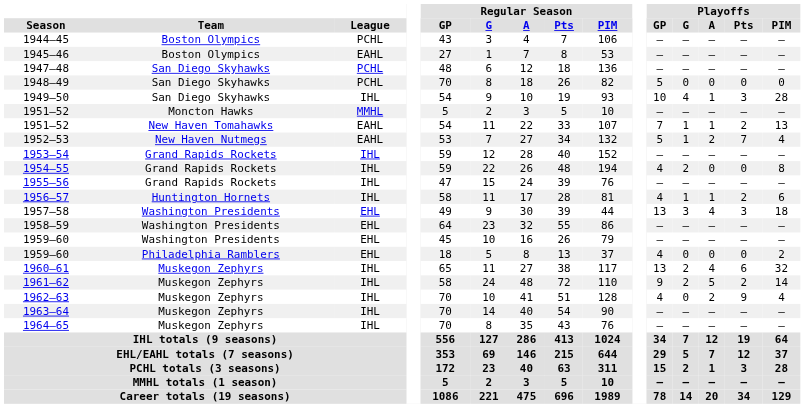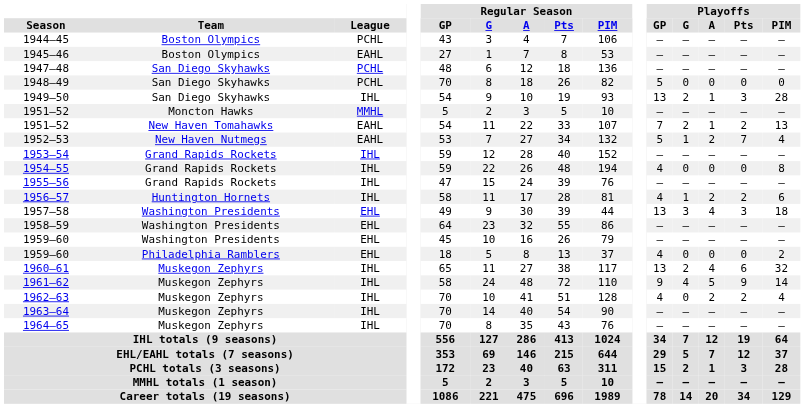(660, 97) 10 -> (660, 97) 13
(686, 97) 4 -> (686, 97) 2
(686, 125) 1 -> (686, 125) 2
(686, 168) 2 -> (686, 168) 0
(712, 197) 1 -> (712, 197) 2
(686, 282) 2 -> (686, 282) 4
(744, 282) 2 -> (744, 282) 9
(744, 297) 9 -> (744, 297) 2
